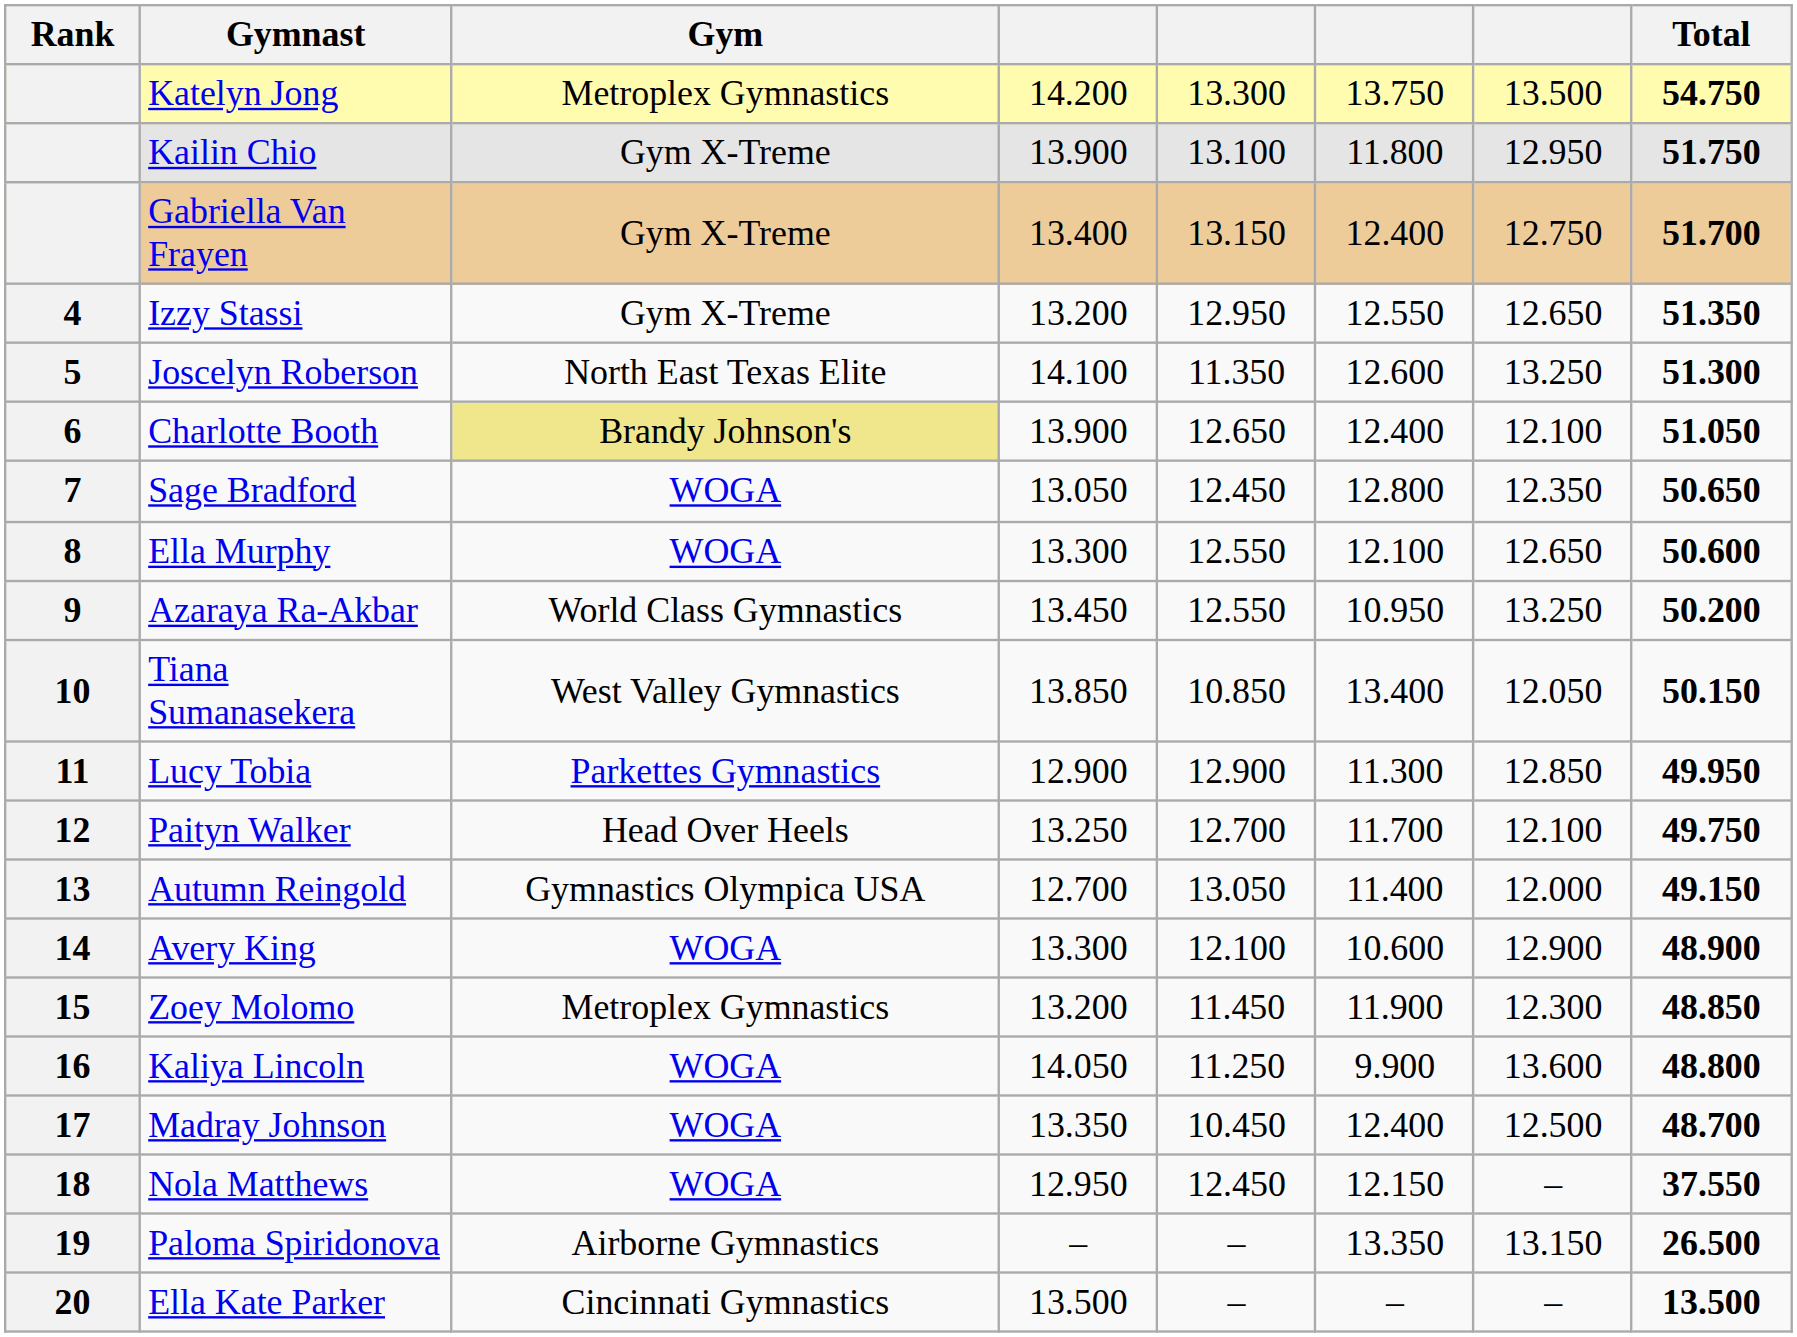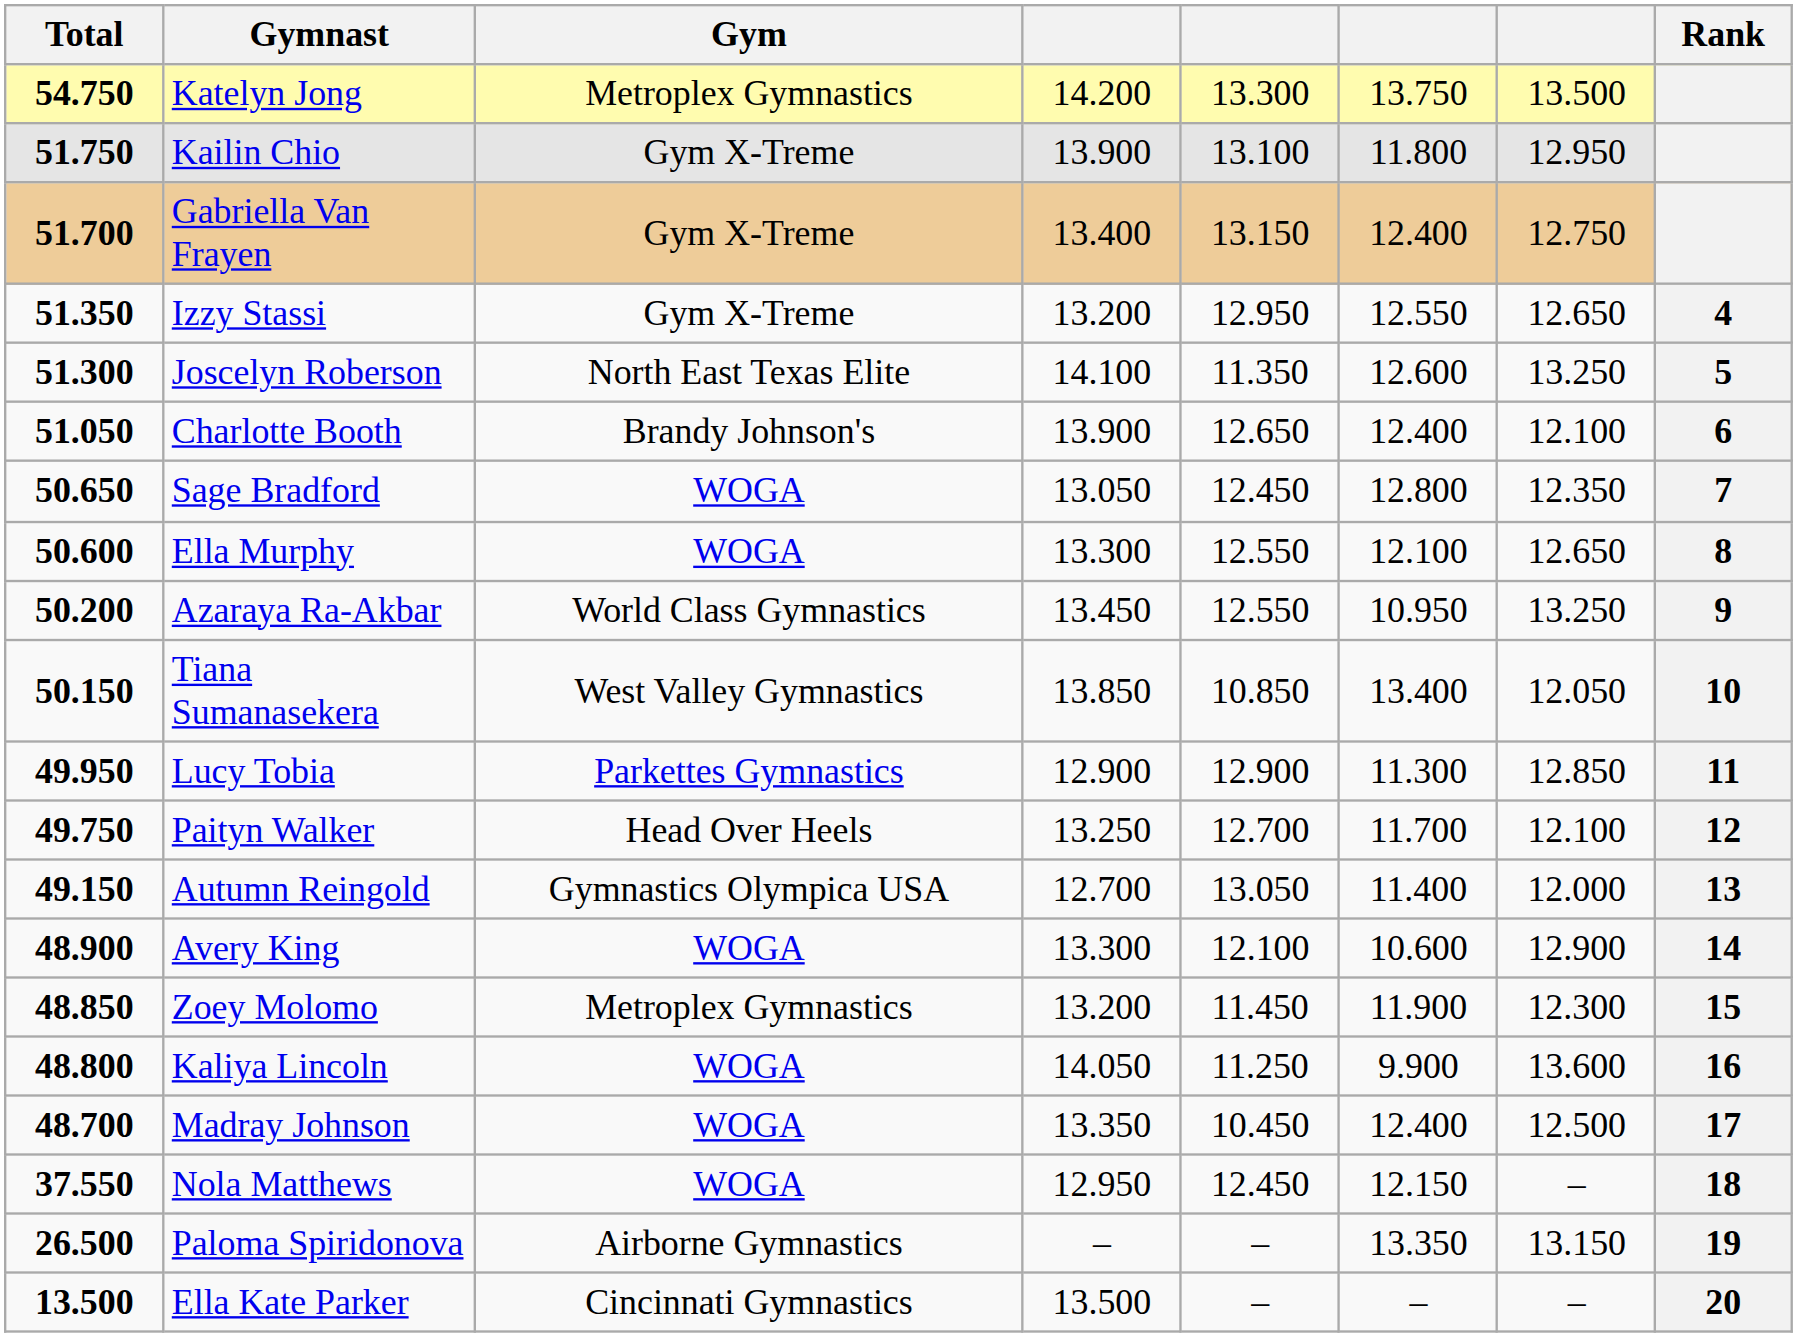columns swapped: (73, 34) <-> (1711, 34)
(725, 431) khaki background -> (749, 431) no background
